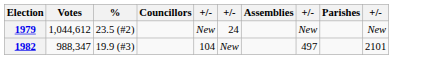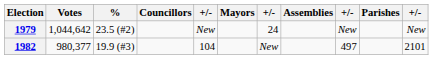+ column: (237, 12)
(70, 29) 1,044,612 -> (70, 29) 1,044,642
(74, 46) 988,347 -> (74, 46) 980,377
